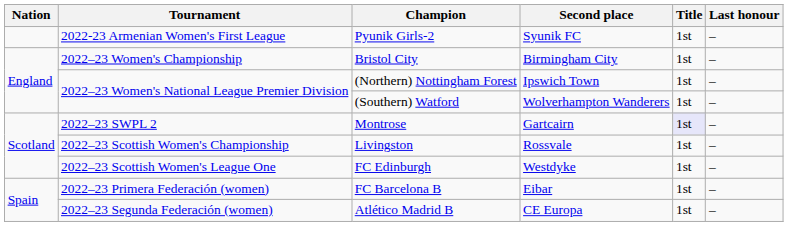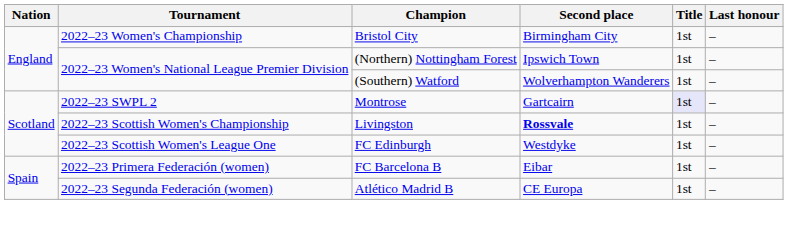- row: (394, 37)
(547, 145) normal -> (548, 123) bold
